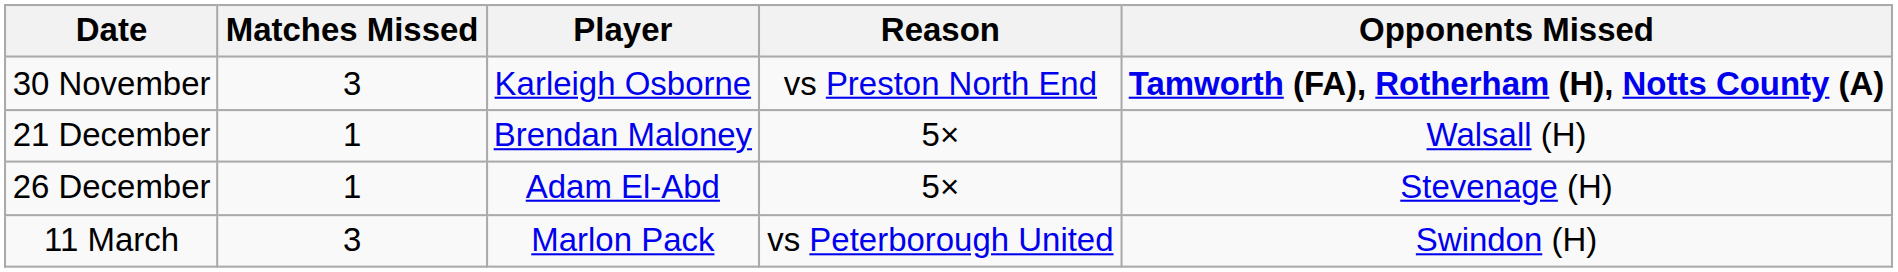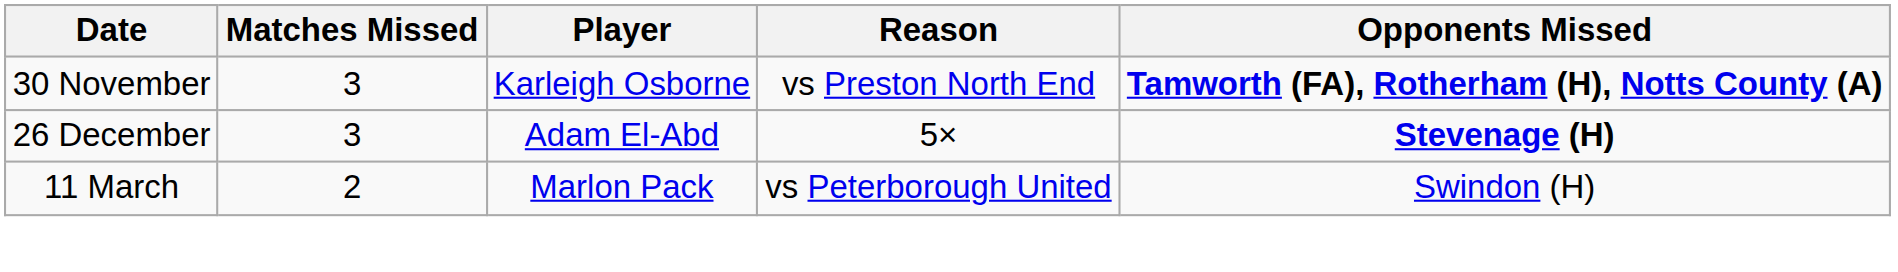- row: (112, 135)
(352, 187) 1 -> (352, 135) 3
(1507, 187) normal -> (1505, 135) bold
(352, 239) 3 -> (352, 187) 2
